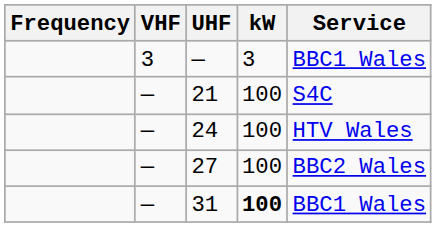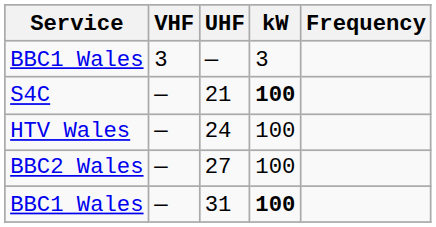columns swapped: (70, 23) <-> (359, 23)
(262, 95) normal -> (275, 95) bold
